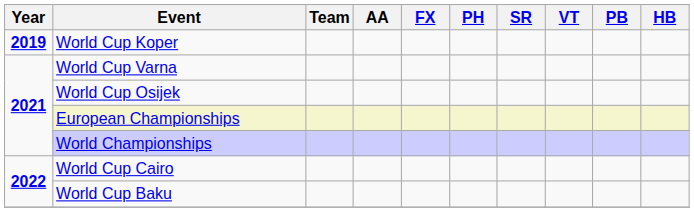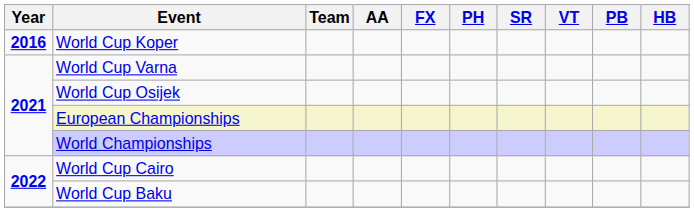(28, 43) 2019 -> (28, 43) 2016
